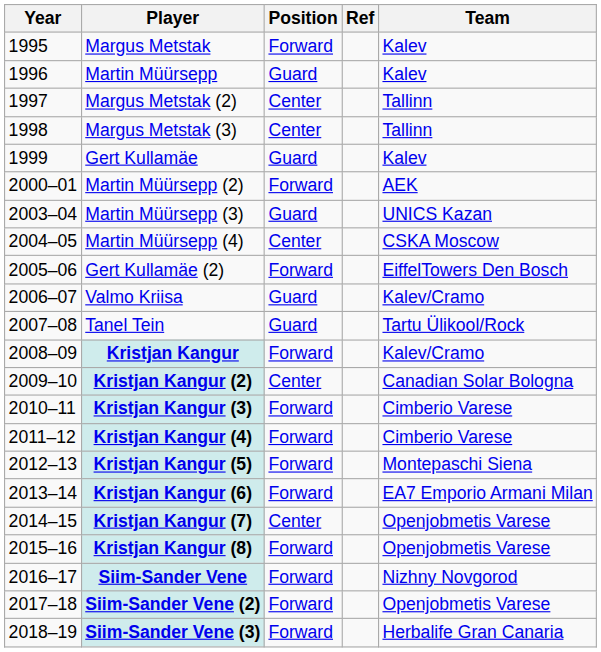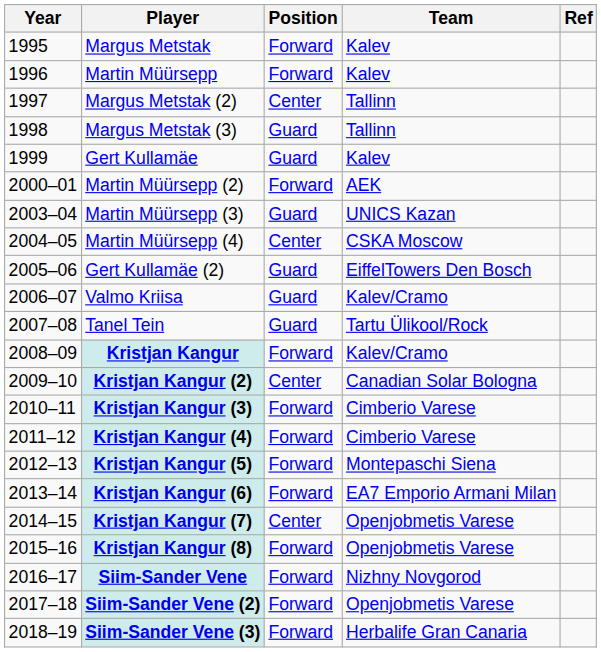columns swapped: (488, 18) <-> (360, 18)
(293, 74) Guard -> (301, 74) Forward
(295, 130) Center -> (293, 130) Guard
(301, 269) Forward -> (293, 269) Guard
